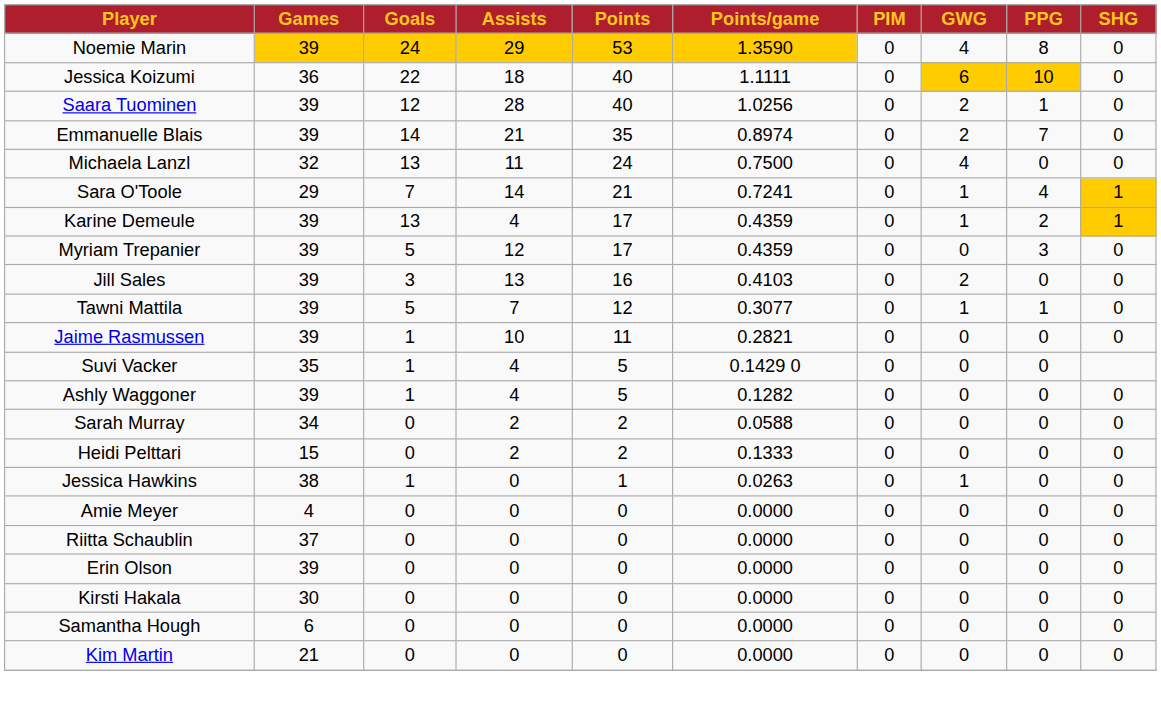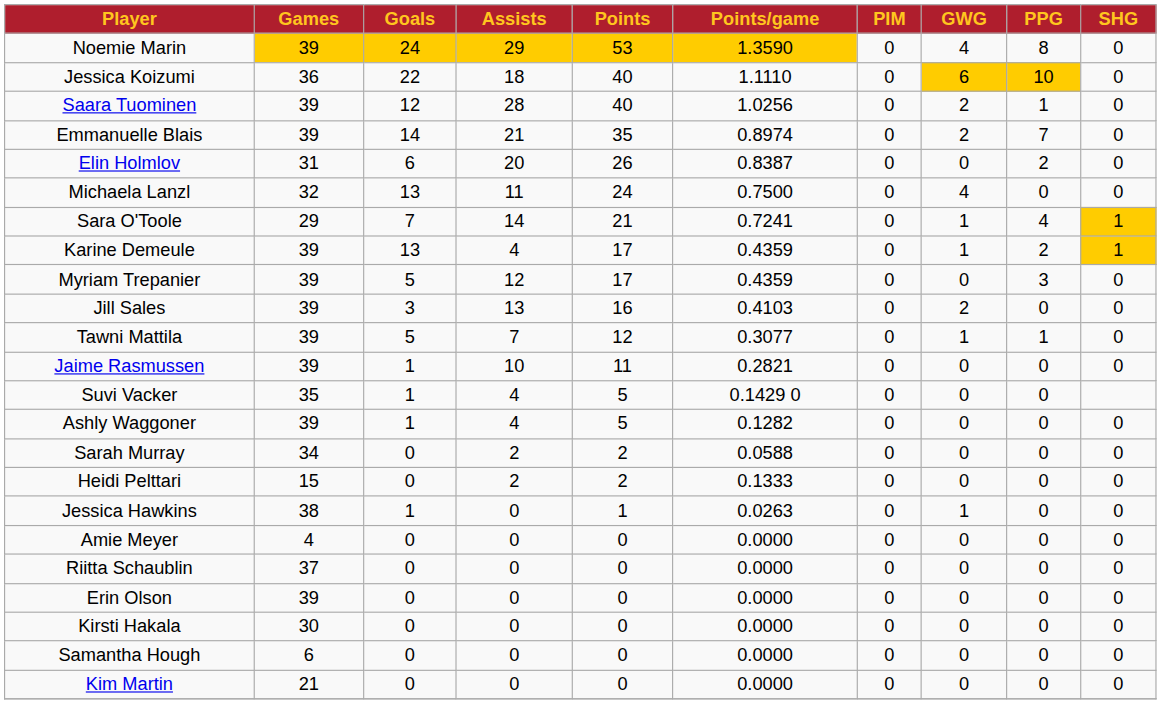(765, 76) 1.1111 -> (765, 76) 1.1110
+ row: (129, 163)
